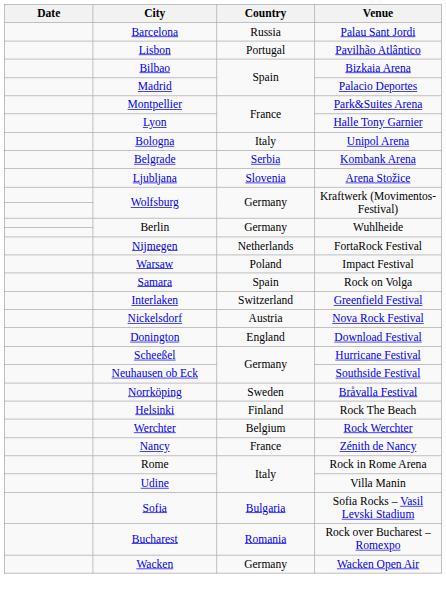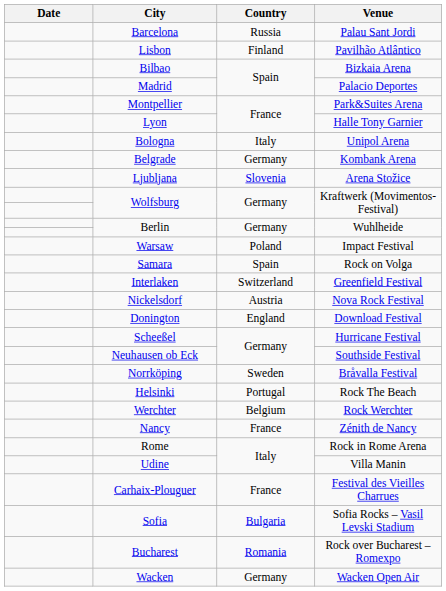(266, 50) Portugal -> (266, 50) Finland
(266, 159) Serbia -> (266, 159) Germany
- row: (155, 245)
(266, 410) Finland -> (266, 391) Portugal
+ row: (155, 489)
